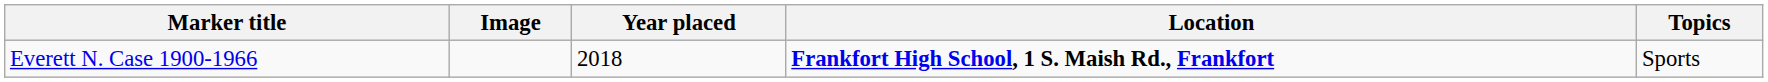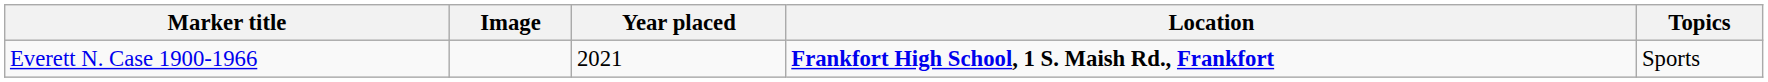(600, 58) 2018 -> (600, 58) 2021
